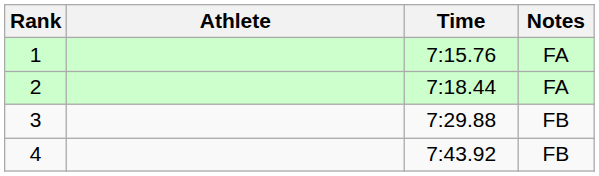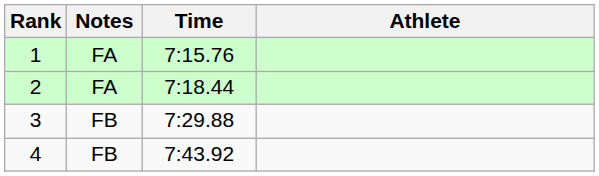columns swapped: (235, 21) <-> (556, 21)
